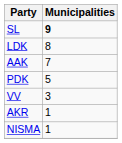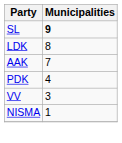(48, 79) 5 -> (48, 79) 4
- row: (18, 113)
